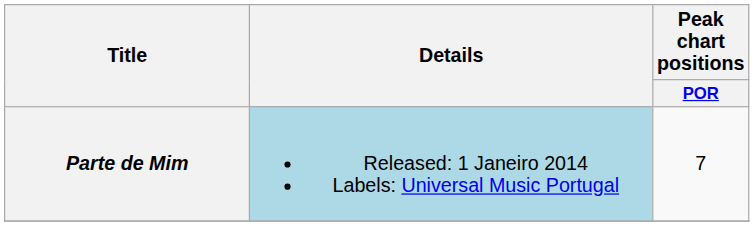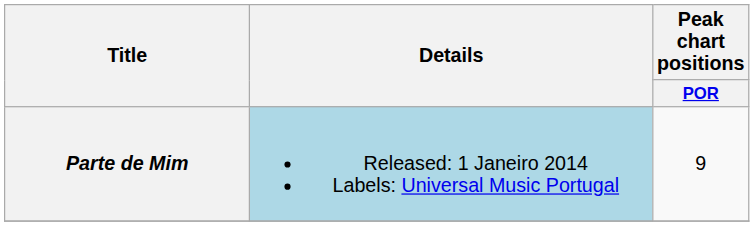(701, 163) 7 -> (701, 163) 9
